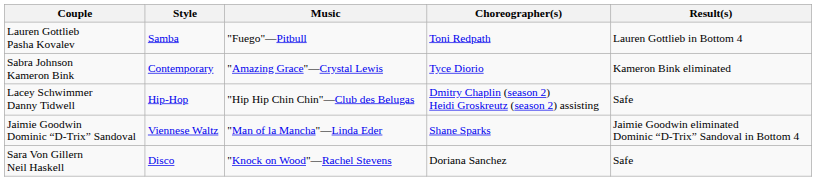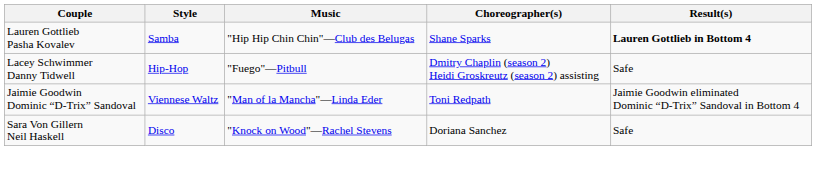(267, 37) "Fuego"—Pitbull -> (321, 37) "Hip Hip Chin Chin"—Club des Belugas
(460, 37) Toni Redpath -> (460, 37) Shane Sparks
(678, 37) normal -> (682, 37) bold
- row: (41, 68)
(321, 99) "Hip Hip Chin Chin"—Club des Belugas -> (267, 68) "Fuego"—Pitbull
(460, 130) Shane Sparks -> (460, 99) Toni Redpath
